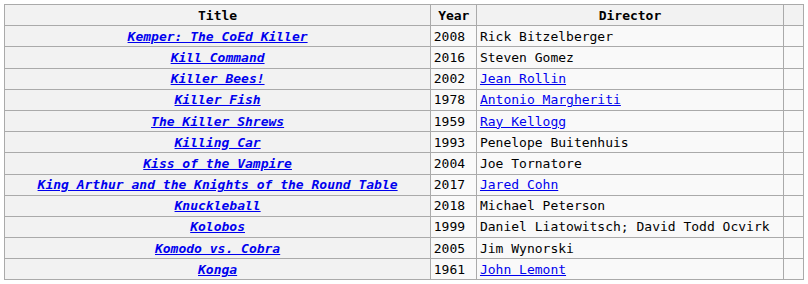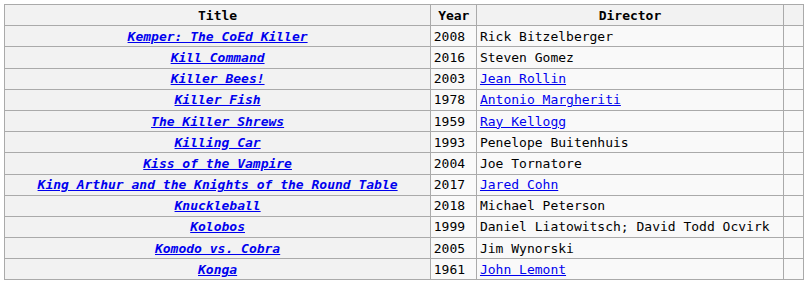(449, 79) 2002 -> (449, 79) 2003
